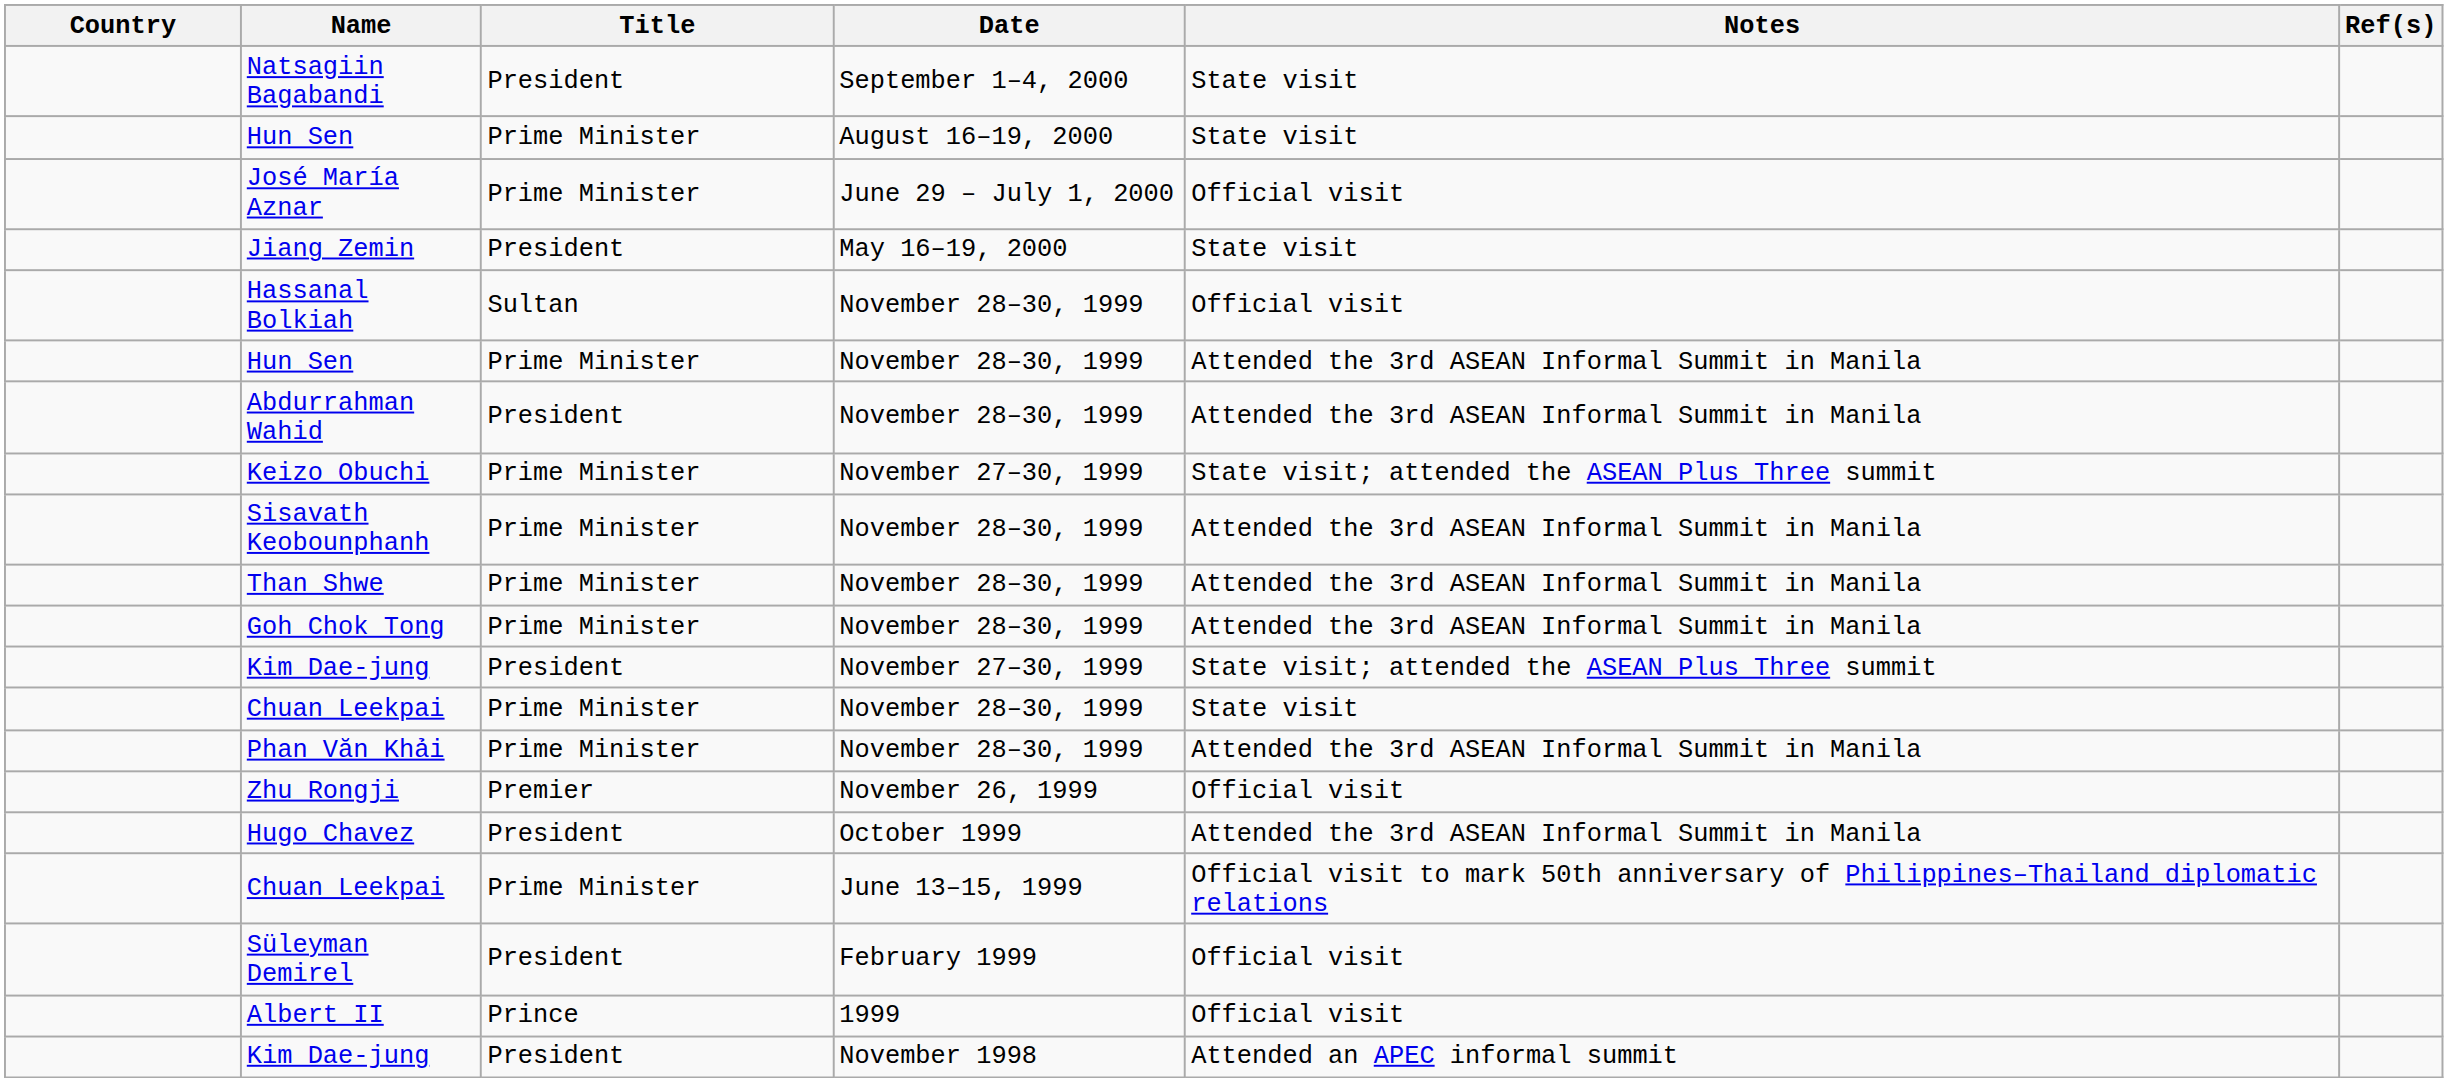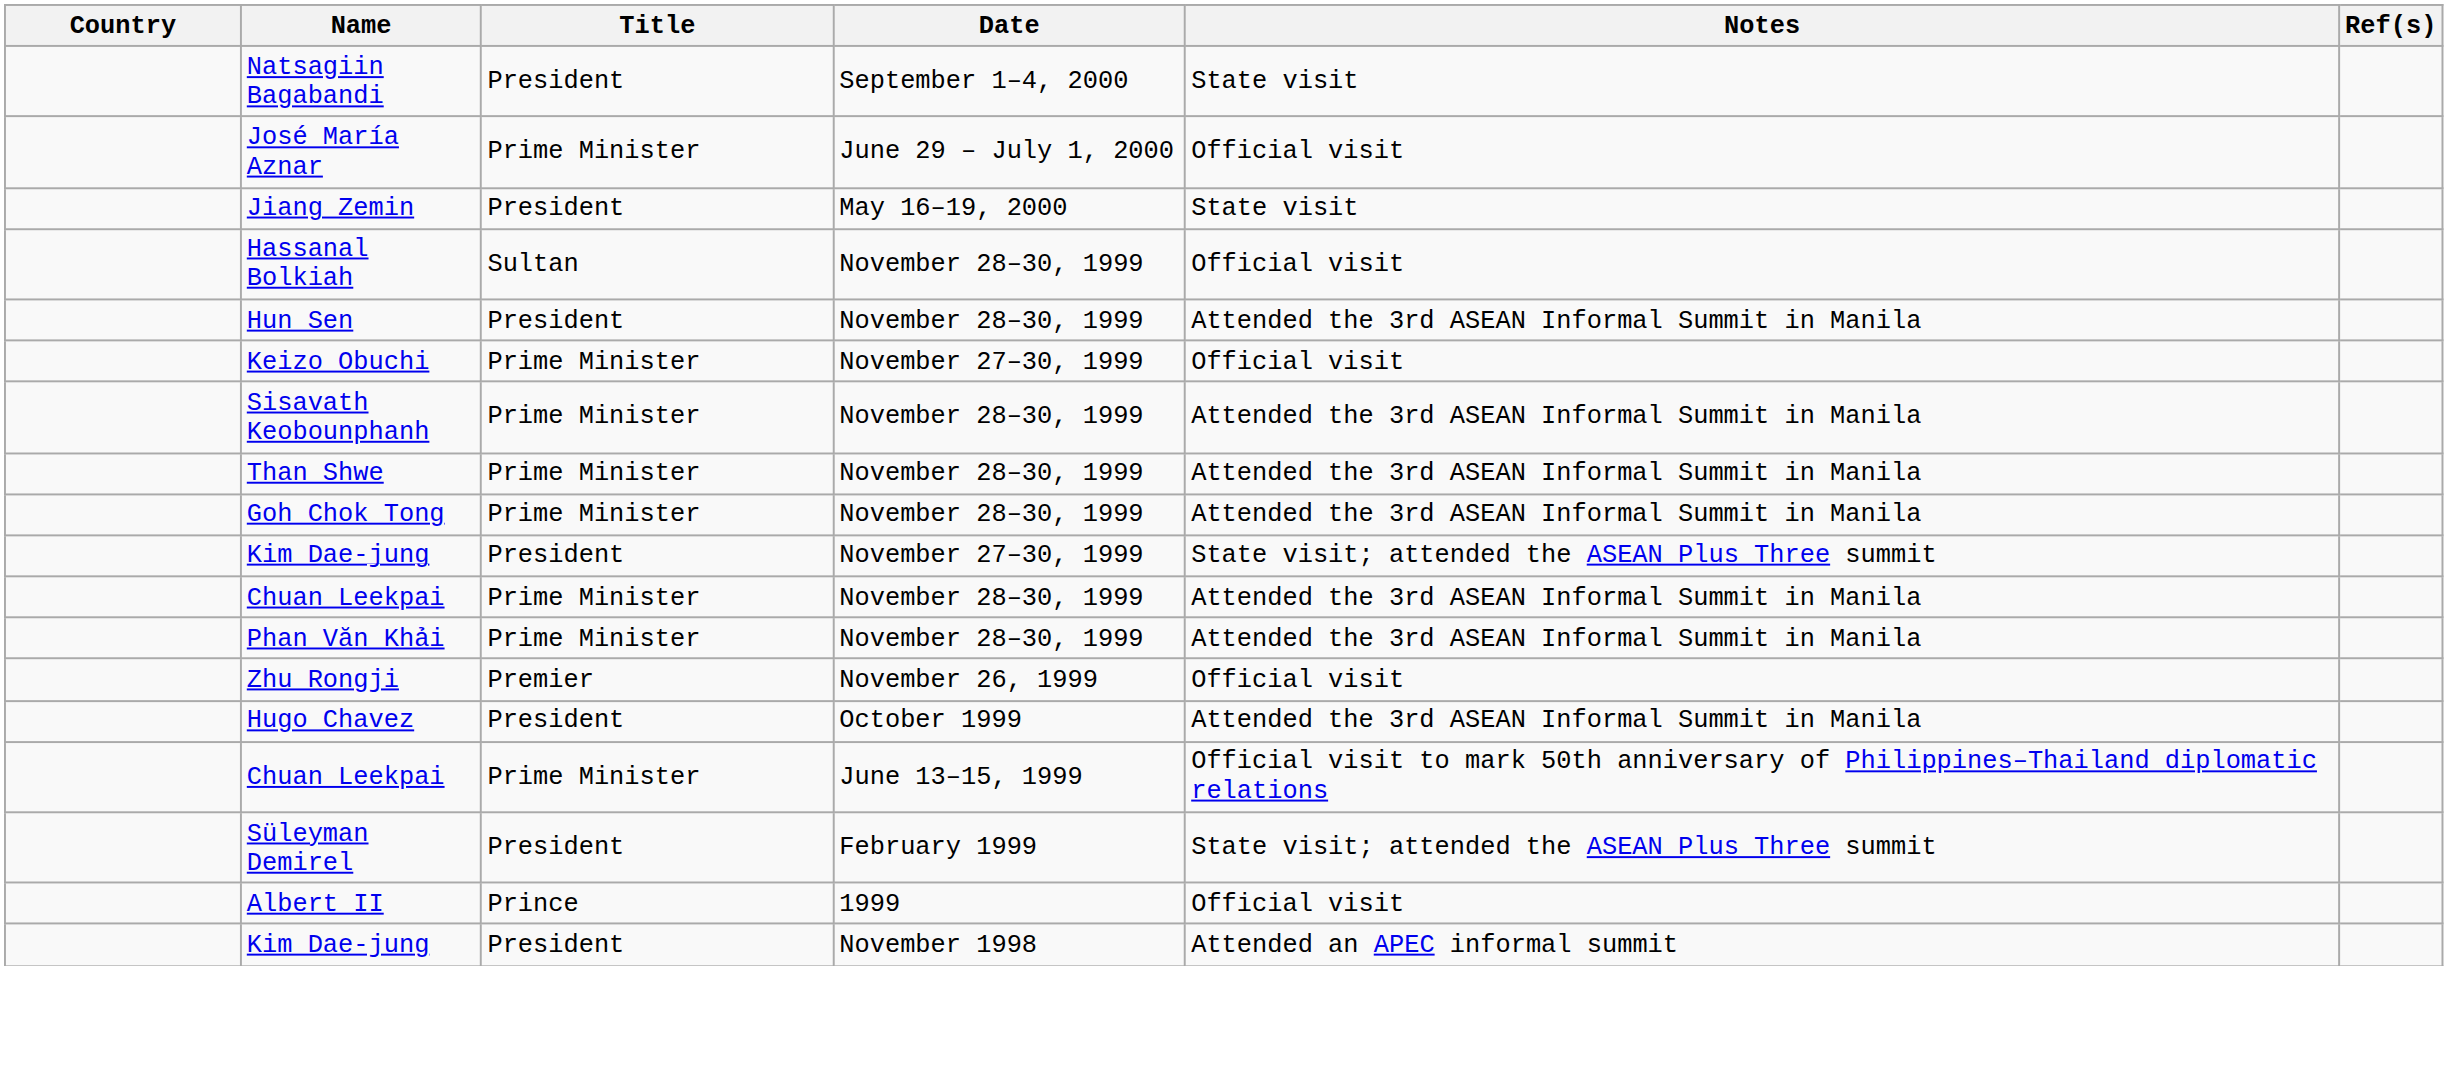- row: (300, 138)
(594, 361) Prime Minister -> (556, 320) President
- row: (330, 417)
(1564, 473) State visit; attended the ASEAN Plus Three summit -> (1298, 361) Official visit
(1275, 709) State visit -> (1556, 597) Attended the 3rd ASEAN Informal Summit in Manila
(1298, 959) Official visit -> (1564, 848) State visit; attended the ASEAN Plus Three summit
